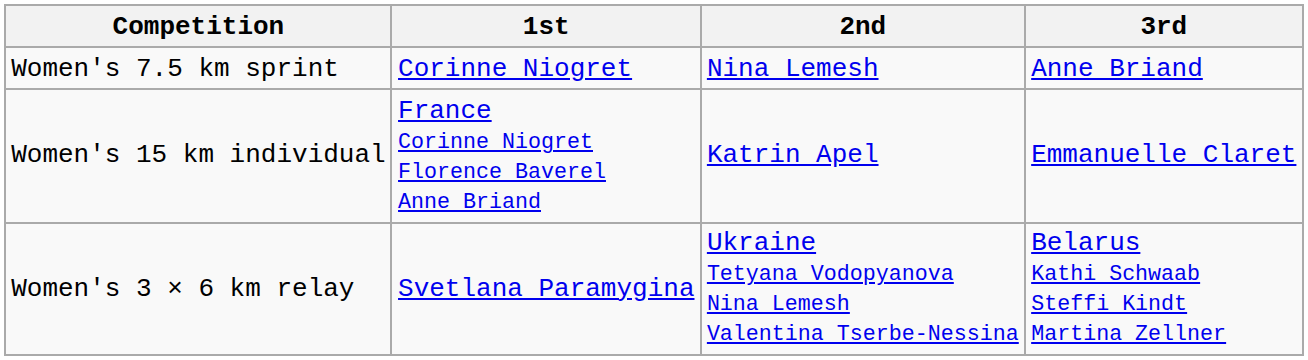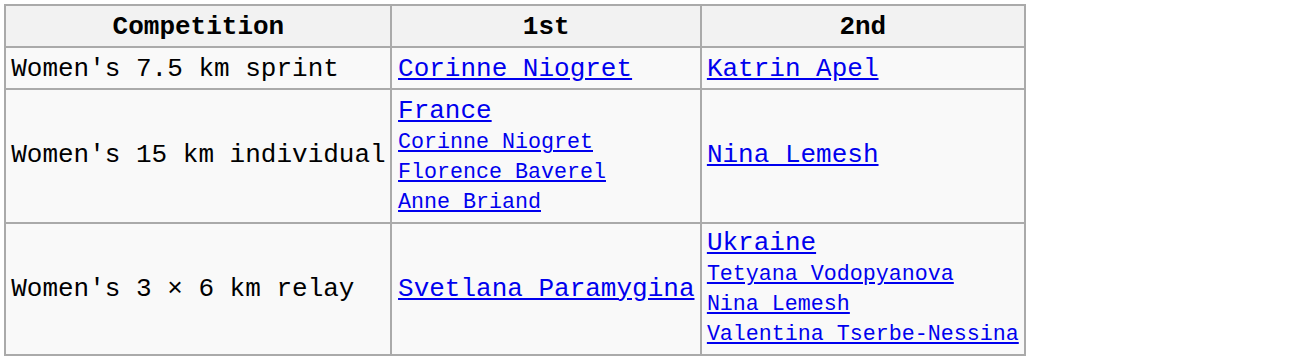- column: (1164, 26)
(793, 69) Nina Lemesh -> (793, 69) Katrin Apel
(793, 156) Katrin Apel -> (793, 156) Nina Lemesh
